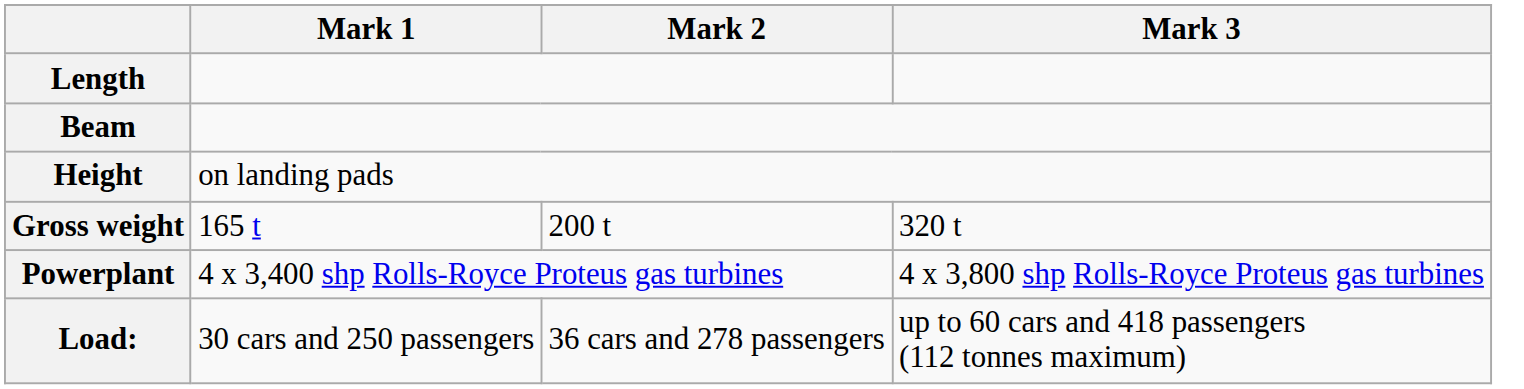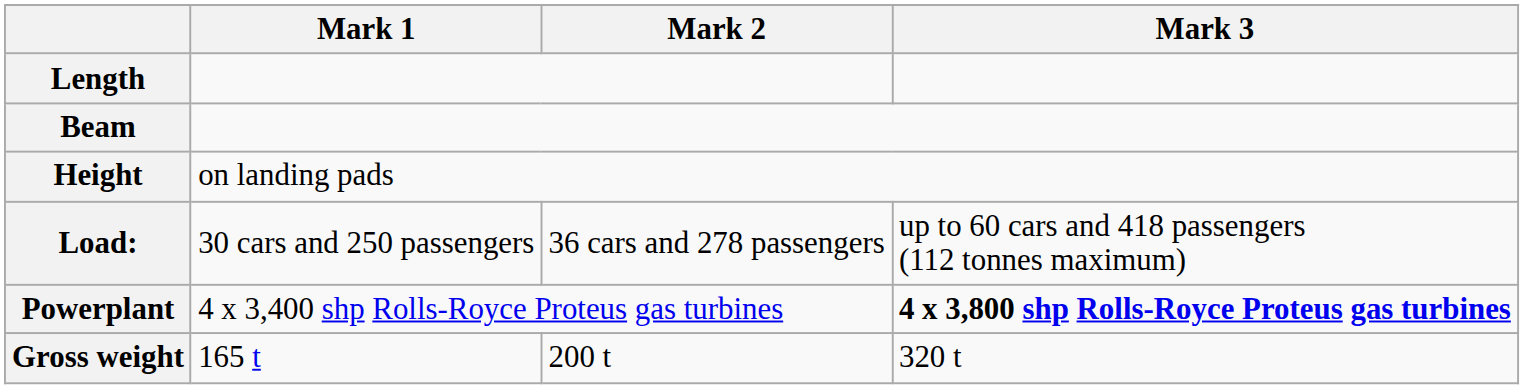rows swapped: (98, 224) <-> (98, 340)
(1191, 273) normal -> (1205, 308) bold
